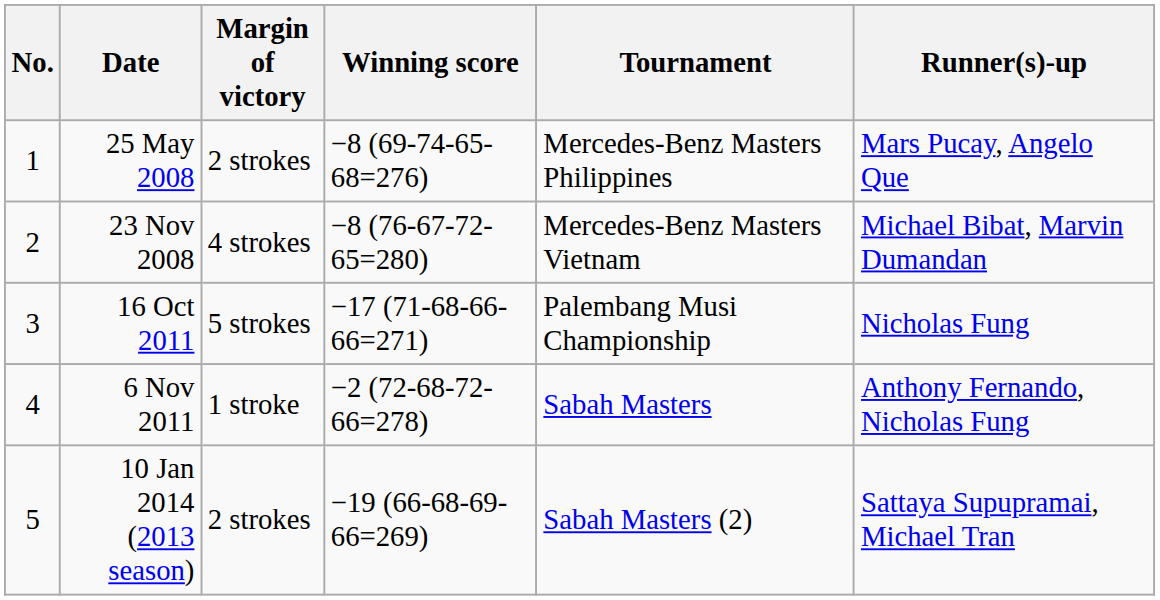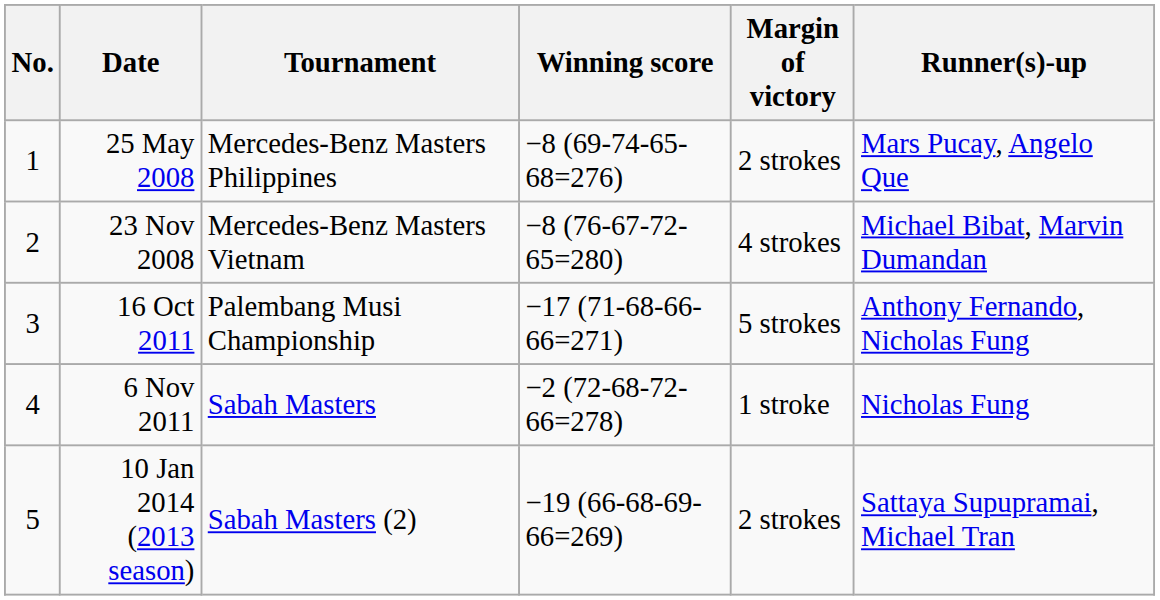columns swapped: (696, 62) <-> (263, 62)
(945, 323) Nicholas Fung -> (973, 323) Anthony Fernando, Nicholas Fung
(973, 404) Anthony Fernando, Nicholas Fung -> (945, 404) Nicholas Fung
